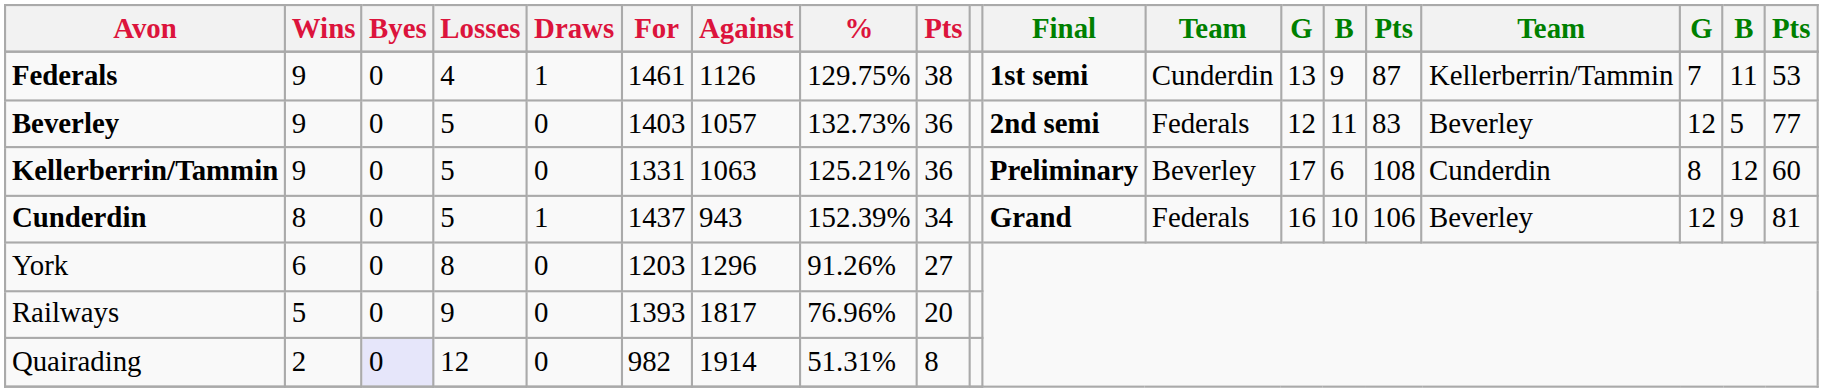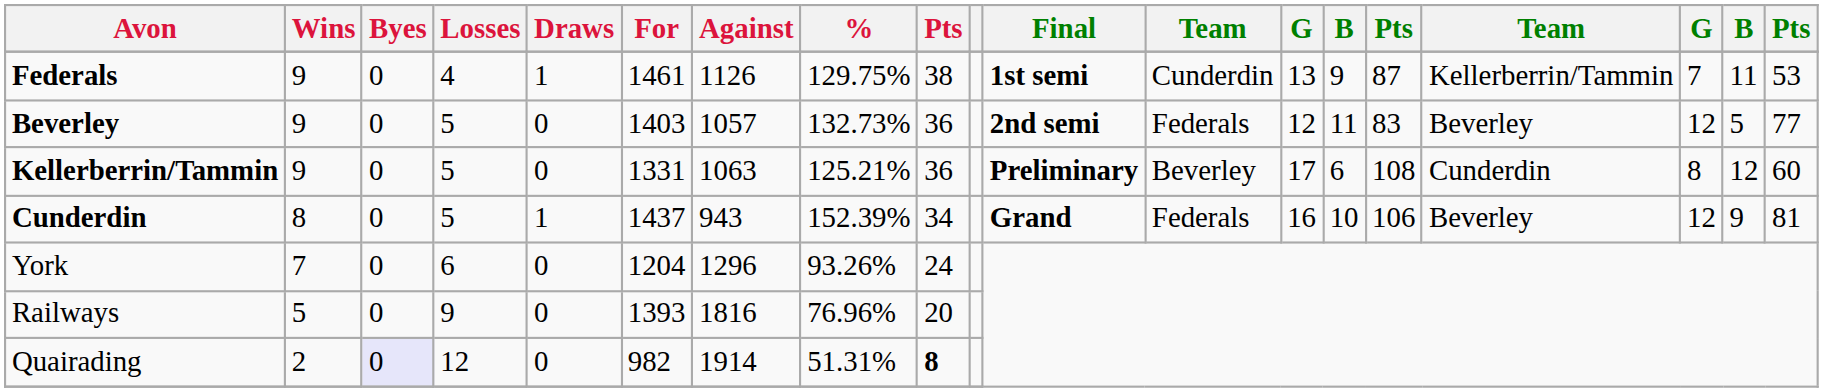(299, 265) 6 -> (299, 265) 7
(448, 265) 8 -> (448, 265) 6
(657, 265) 1203 -> (657, 265) 1204
(852, 265) 91.26% -> (852, 265) 93.26%
(939, 265) 27 -> (939, 265) 24
(728, 313) 1817 -> (728, 313) 1816
(931, 360) normal -> (931, 360) bold
